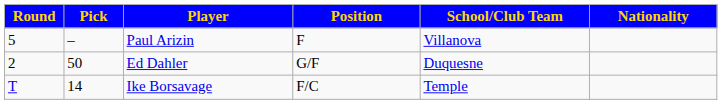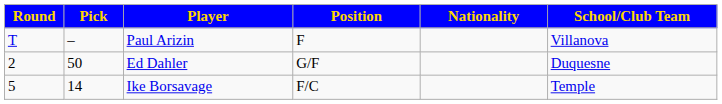columns swapped: (653, 16) <-> (505, 16)
(12, 39) 5 -> (12, 39) T
(12, 87) T -> (12, 87) 5
